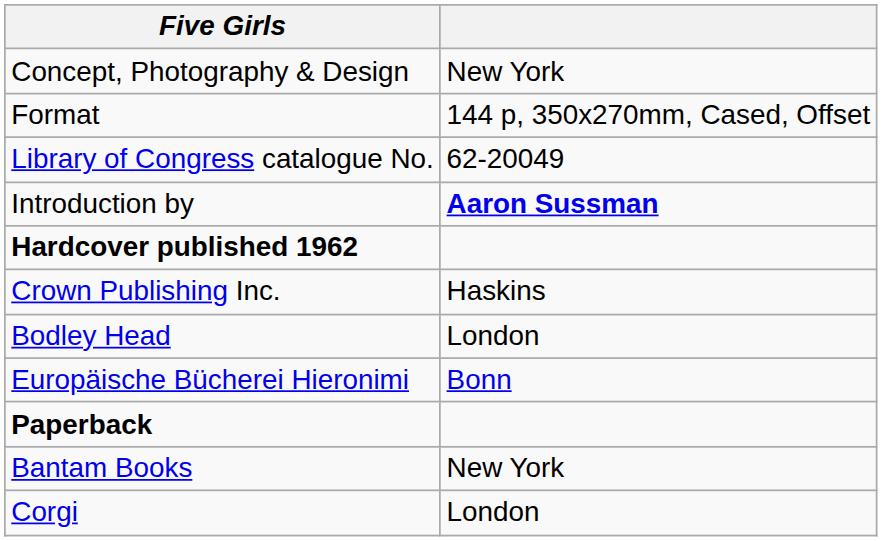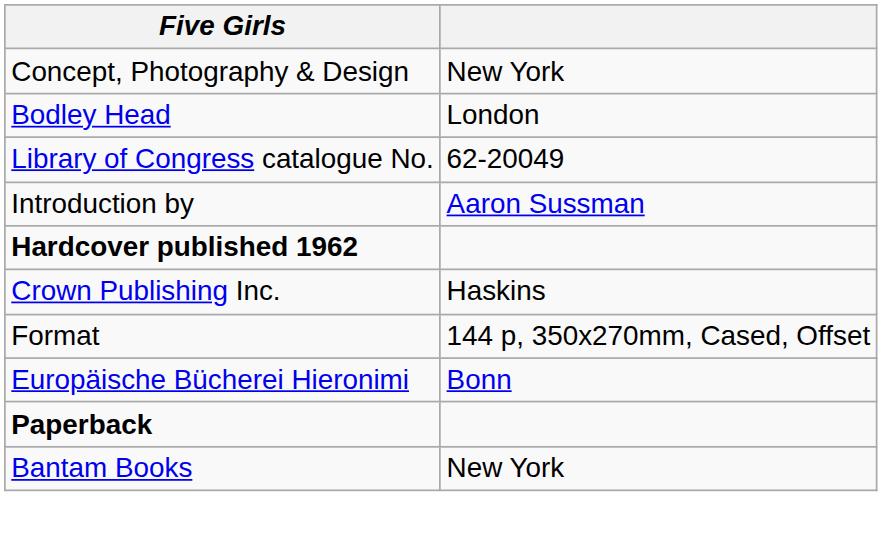rows swapped: (55, 114) <-> (91, 335)
(553, 203) bold -> (546, 203) normal
- row: (45, 512)
